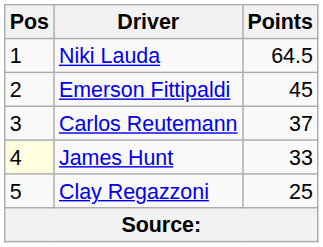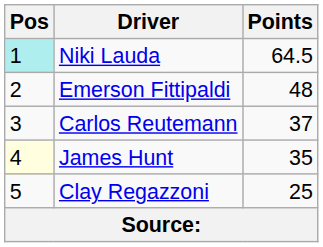(16, 56) no background -> (16, 56) paleturquoise background
(301, 90) 45 -> (301, 90) 48
(301, 158) 33 -> (301, 158) 35
